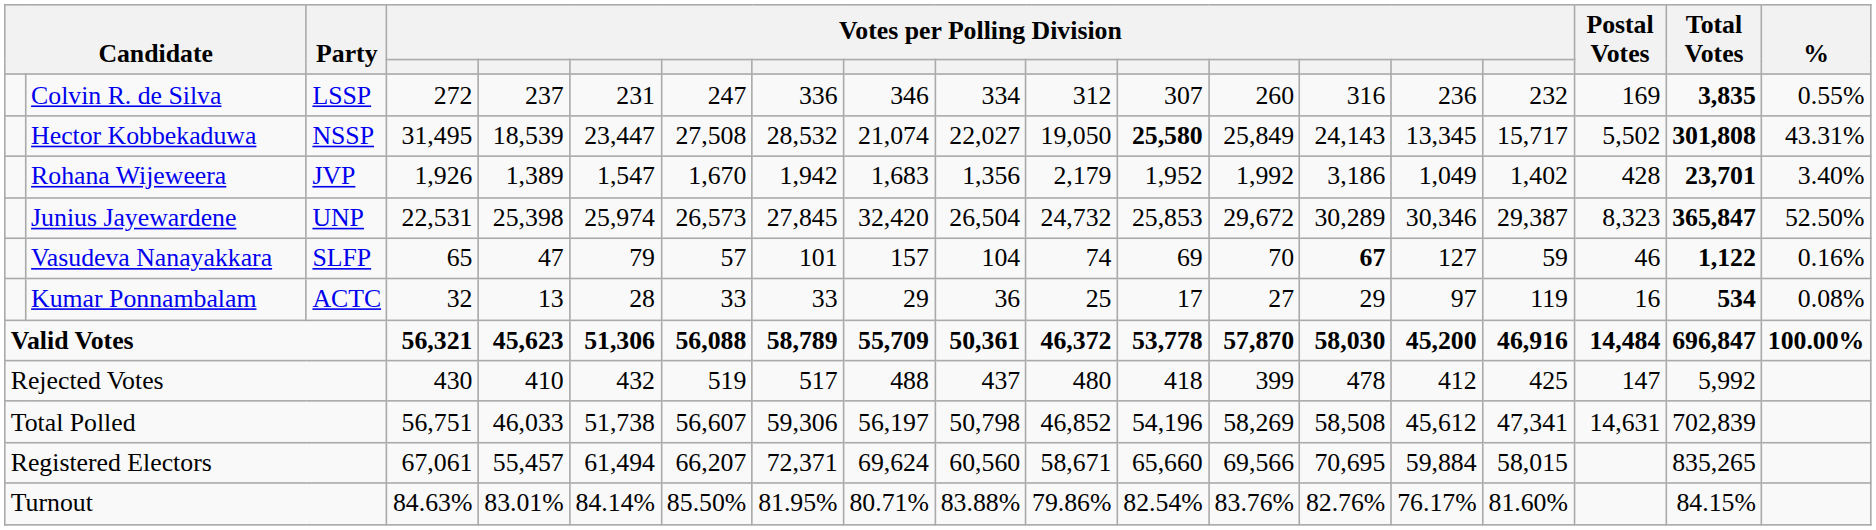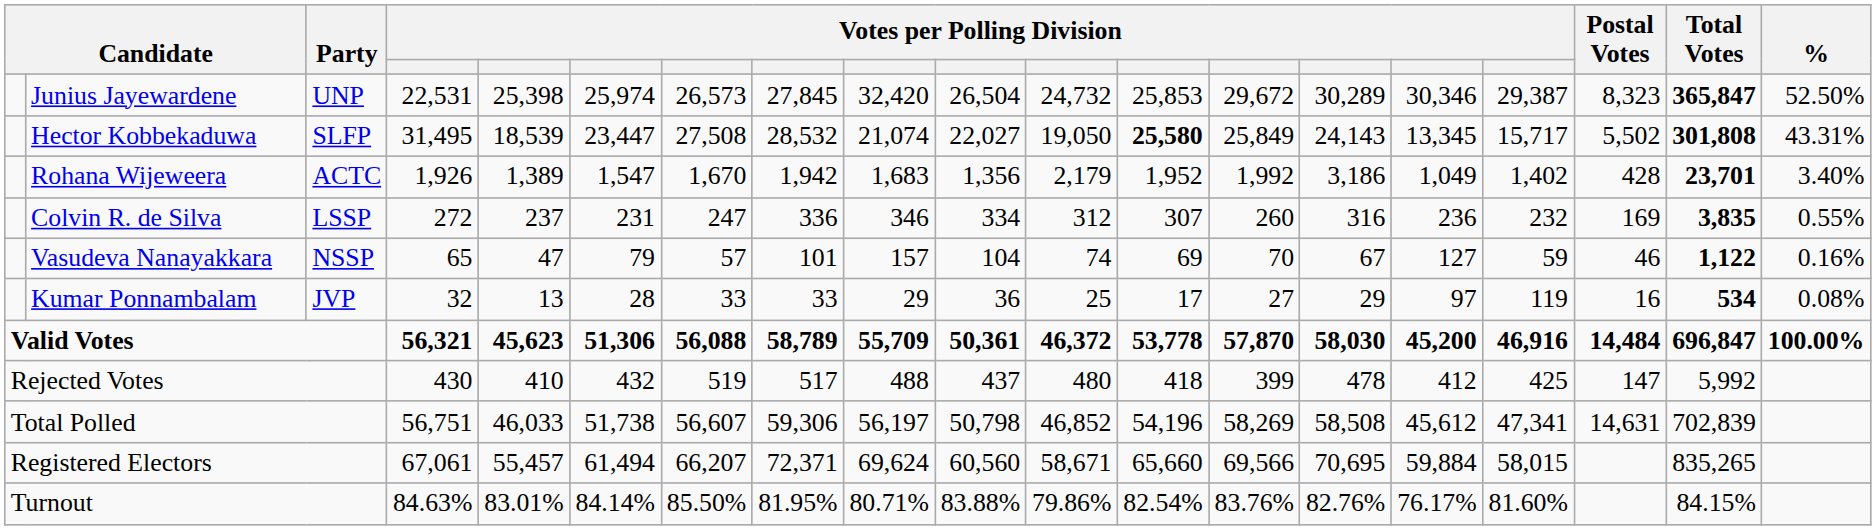rows swapped: (134, 217) <-> (126, 94)
(343, 135) NSSP -> (342, 135) SLFP
(334, 176) JVP -> (347, 176) ACTC
(342, 258) SLFP -> (343, 258) NSSP
(1372, 258) bold -> (1372, 258) normal
(347, 299) ACTC -> (334, 299) JVP
